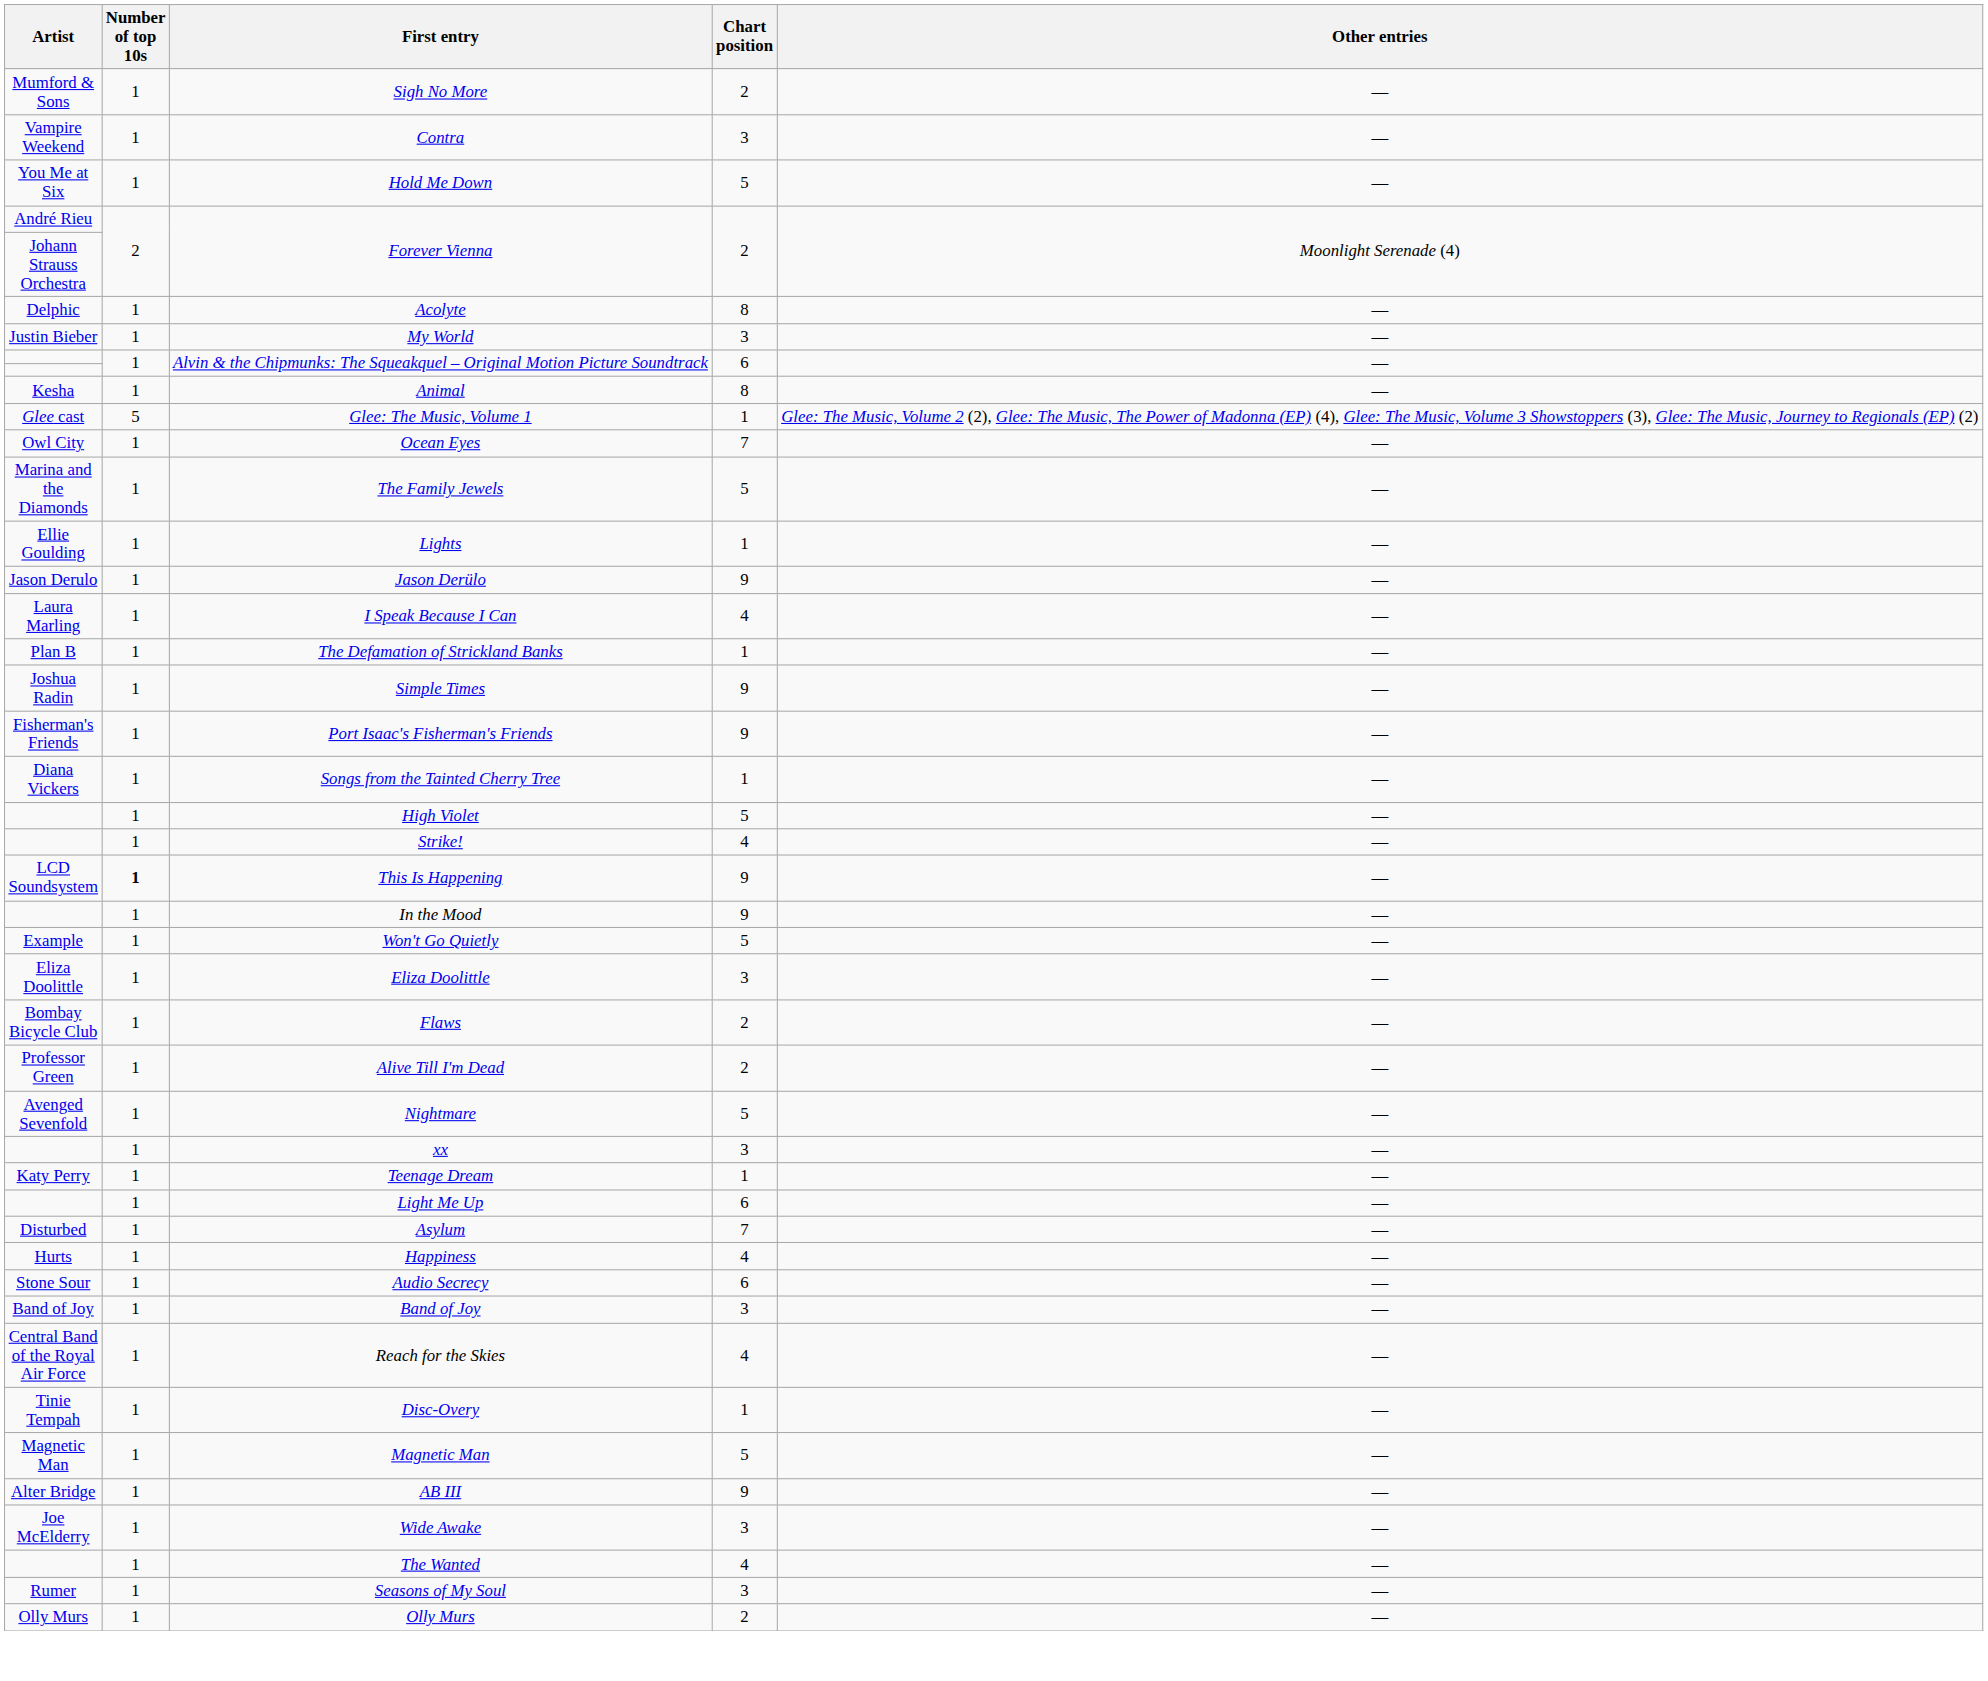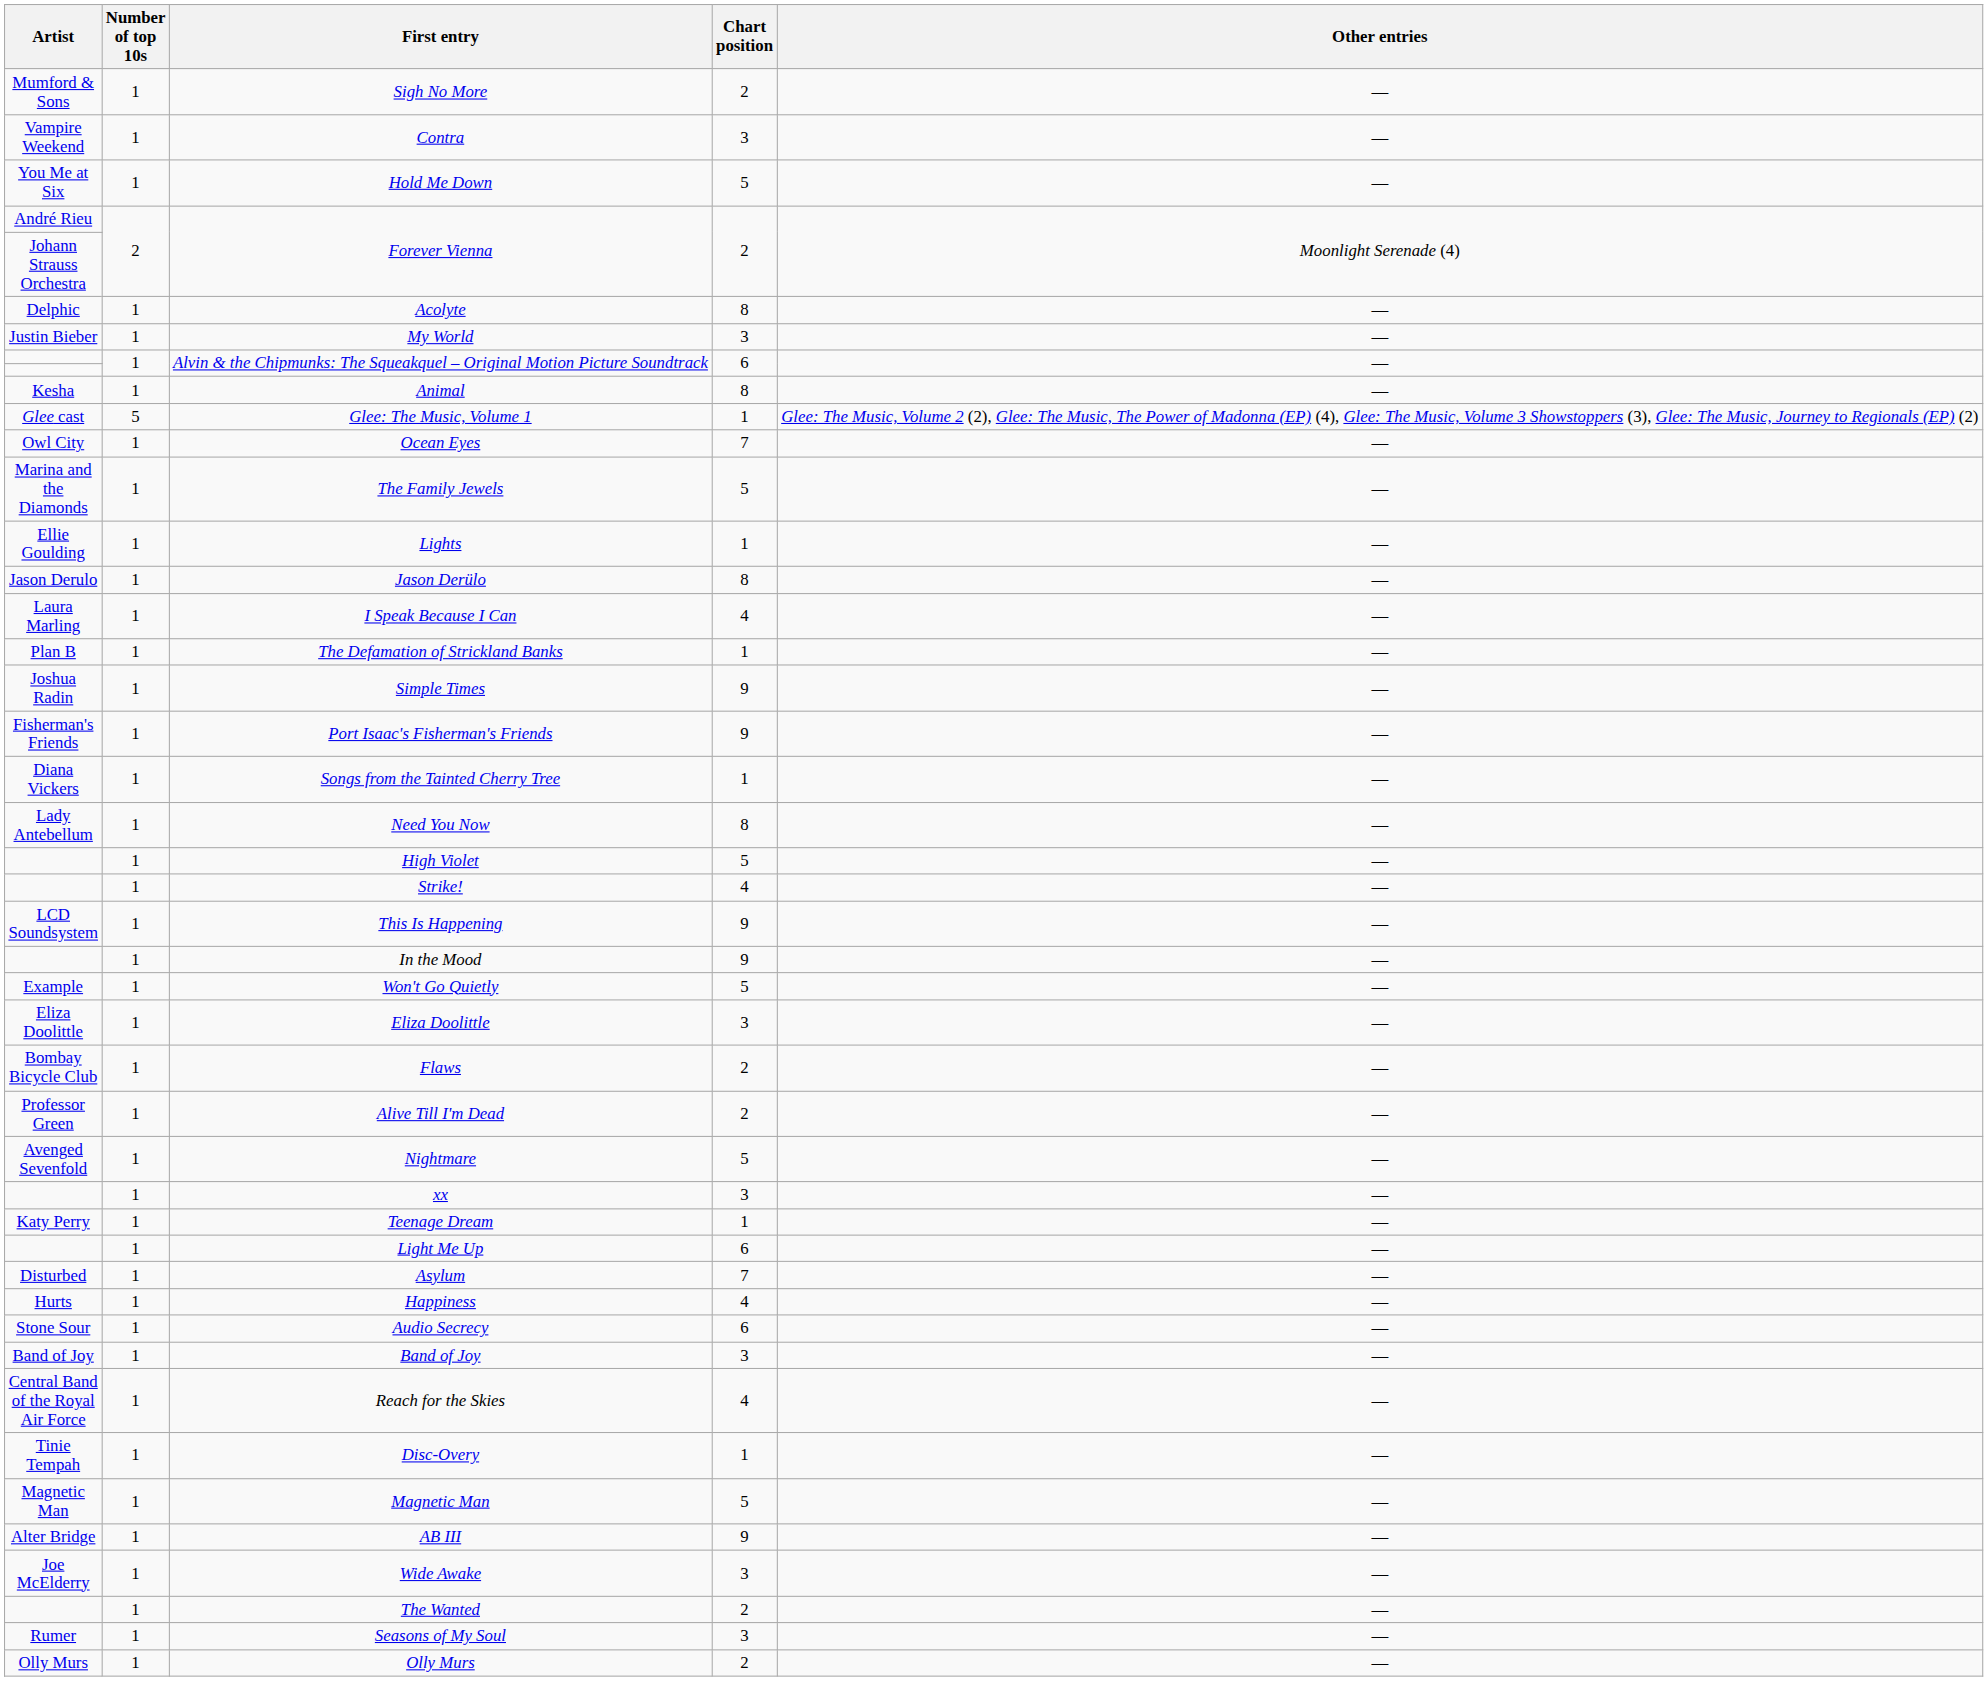(745, 579) 9 -> (745, 579) 8
+ row: (53, 824)
(135, 878) bold -> (135, 923) normal
(745, 1563) 4 -> (745, 1609) 2
